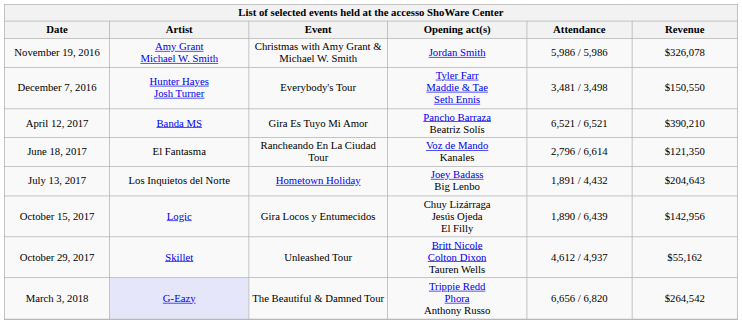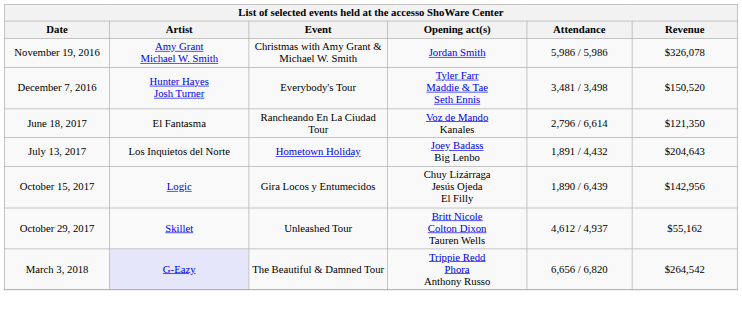(685, 88) $150,550 -> (685, 88) $150,520
- row: (57, 123)
